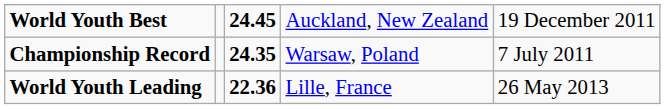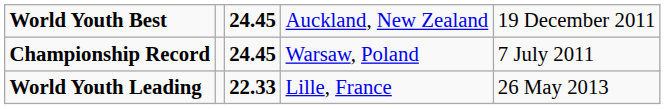(253, 53) 24.35 -> (253, 53) 24.45
(253, 86) 22.36 -> (253, 86) 22.33
